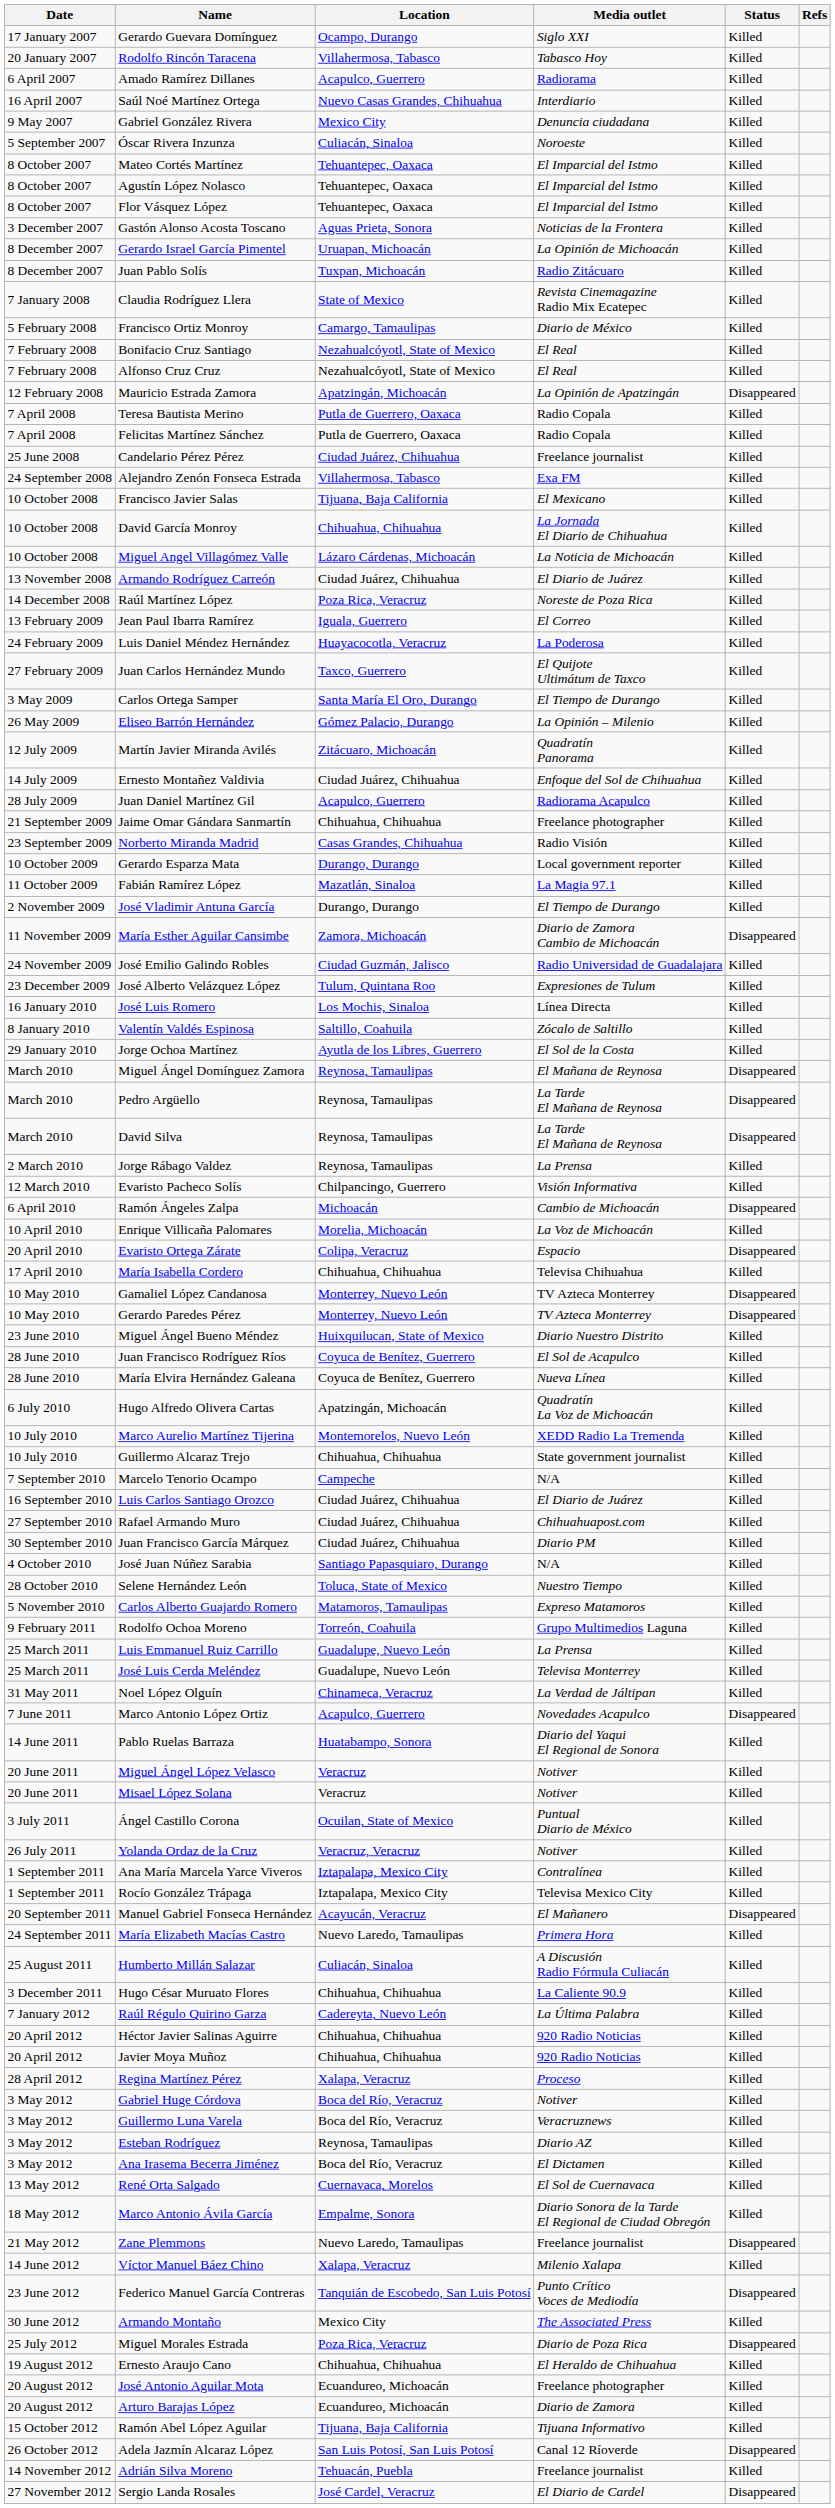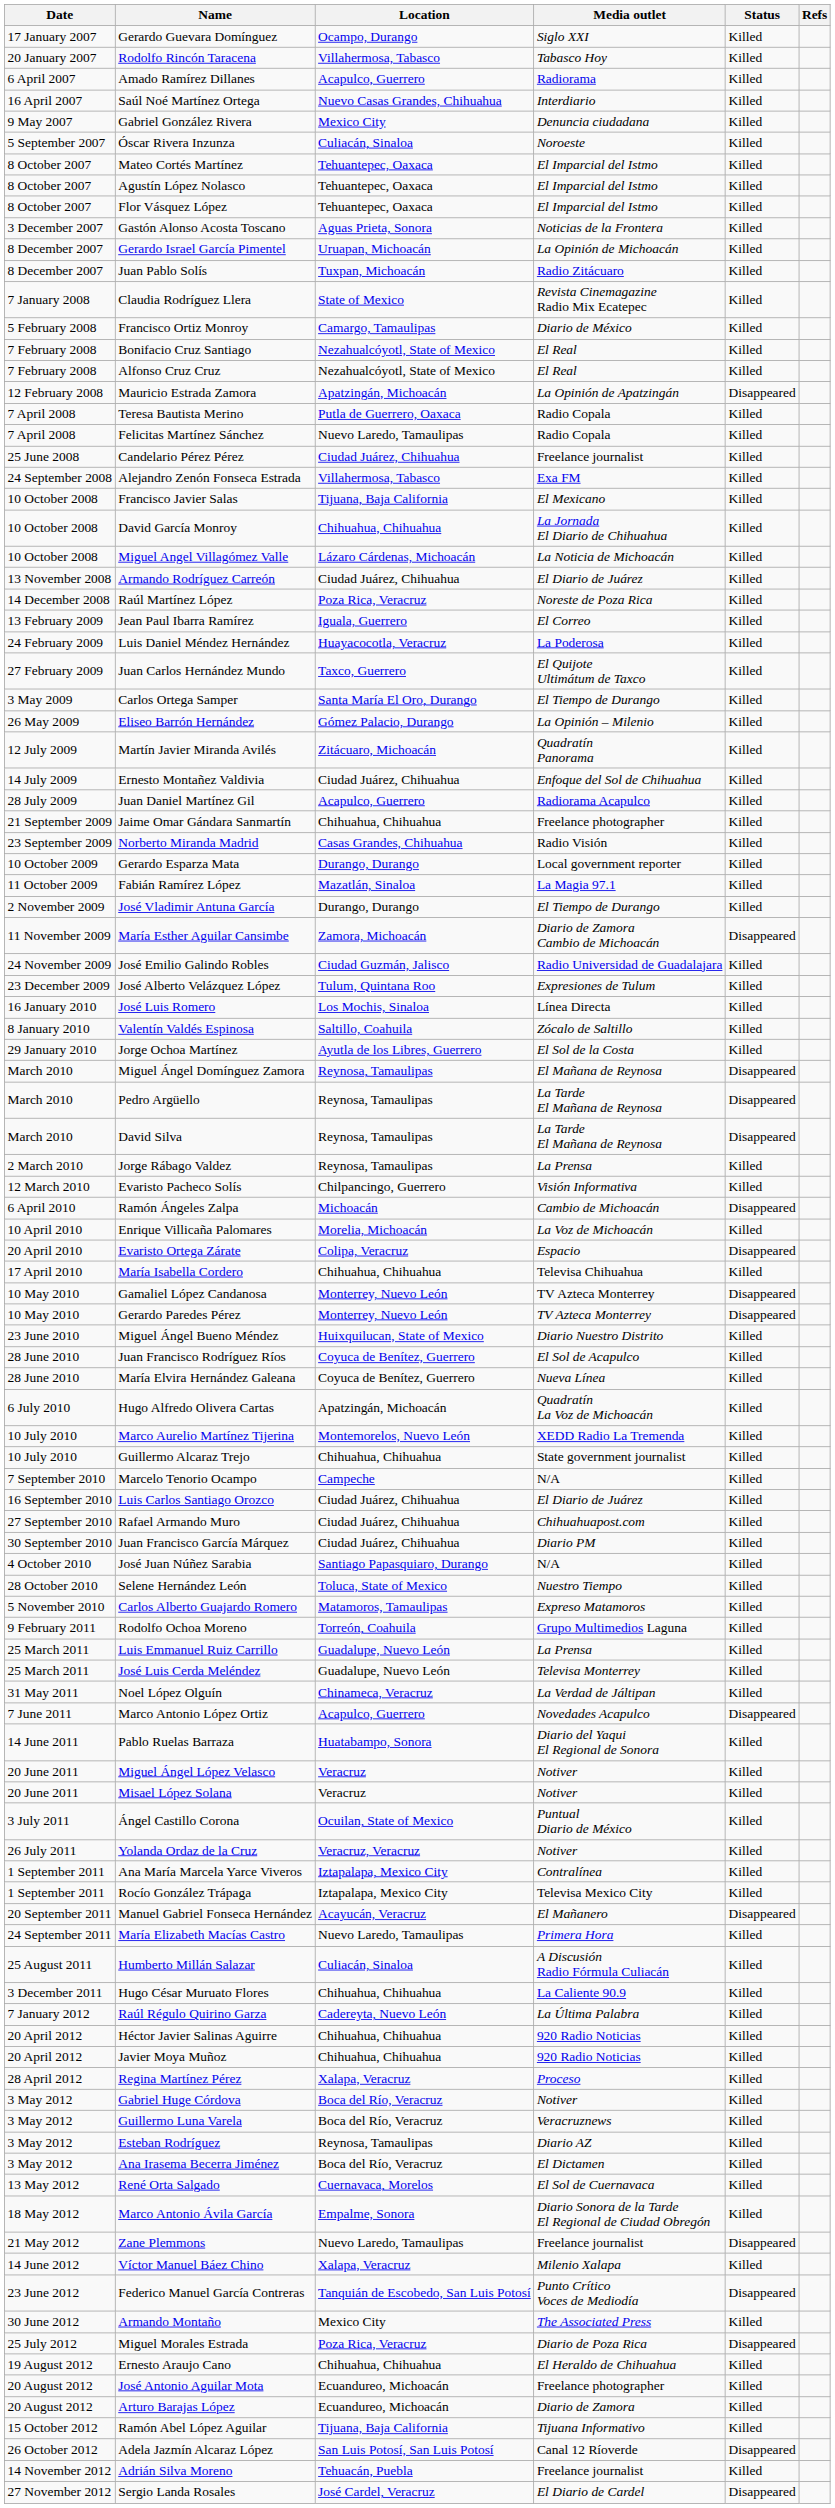(389, 435) Putla de Guerrero, Oaxaca -> (391, 435) Nuevo Laredo, Tamaulipas
